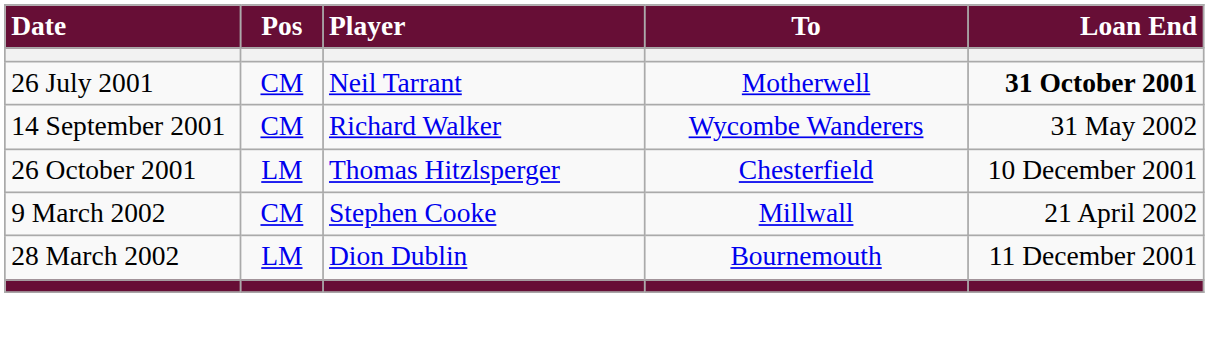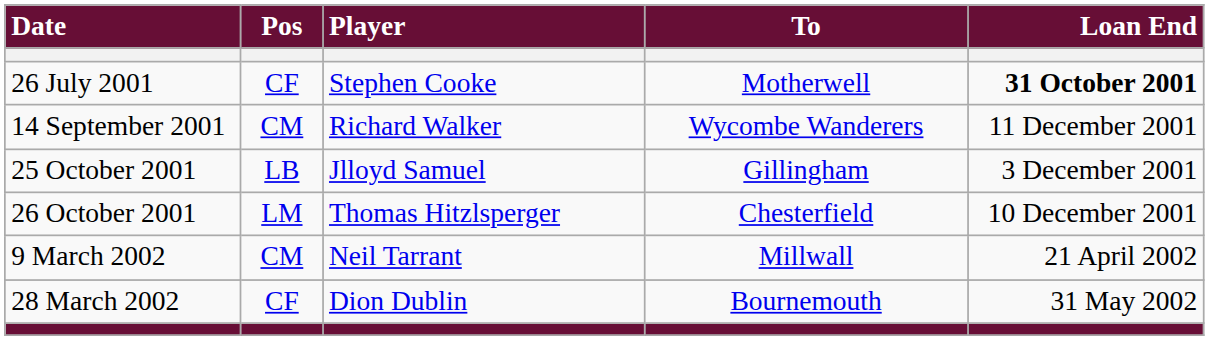(282, 82) CM -> (282, 82) CF
(395, 82) Neil Tarrant -> (413, 82) Stephen Cooke
(1124, 126) 31 May 2002 -> (1093, 126) 11 December 2001
+ row: (104, 169)
(413, 213) Stephen Cooke -> (395, 257) Neil Tarrant
(282, 257) LM -> (282, 300) CF
(1093, 257) 11 December 2001 -> (1124, 300) 31 May 2002
